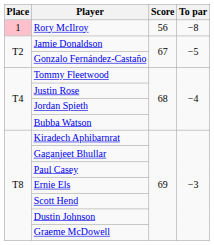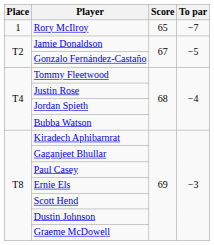(18, 28) pink background -> (18, 28) no background
(163, 28) 56 -> (163, 28) 65
(193, 28) −8 -> (193, 28) −7
